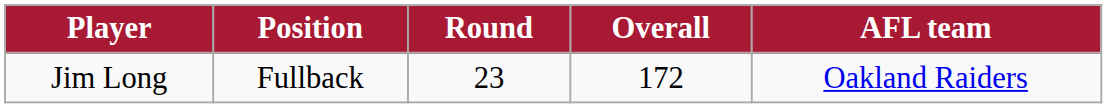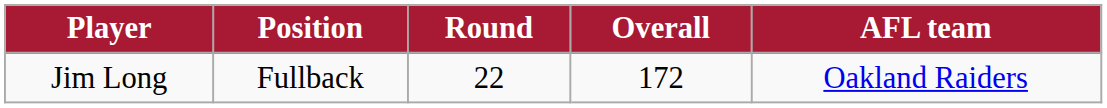(489, 77) 23 -> (489, 77) 22
